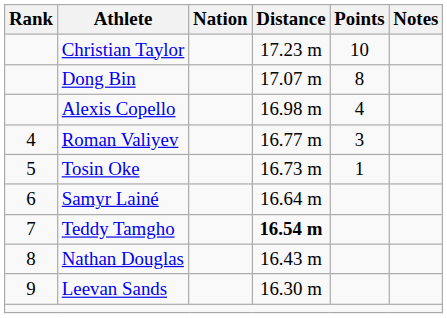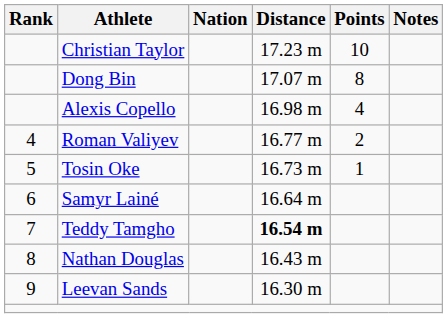(359, 139) 3 -> (359, 139) 2
